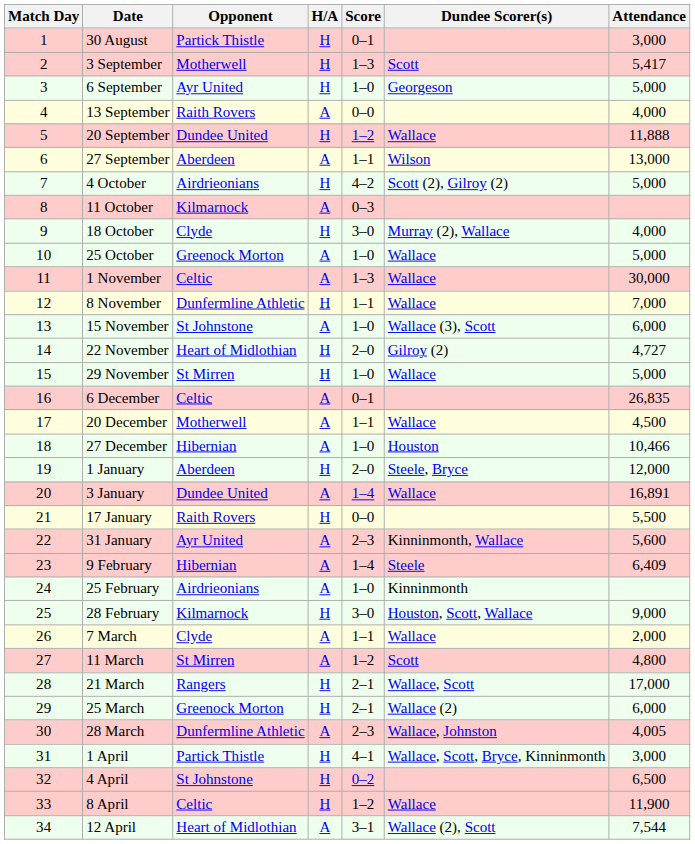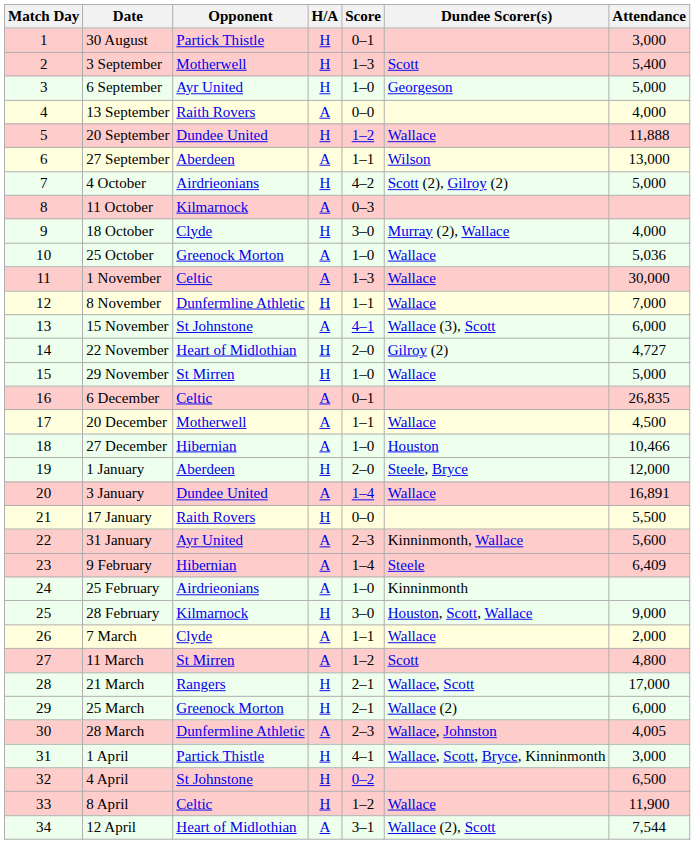(649, 64) 5,417 -> (649, 64) 5,400
(649, 254) 5,000 -> (649, 254) 5,036
(363, 326) 1–0 -> (363, 326) 4–1
